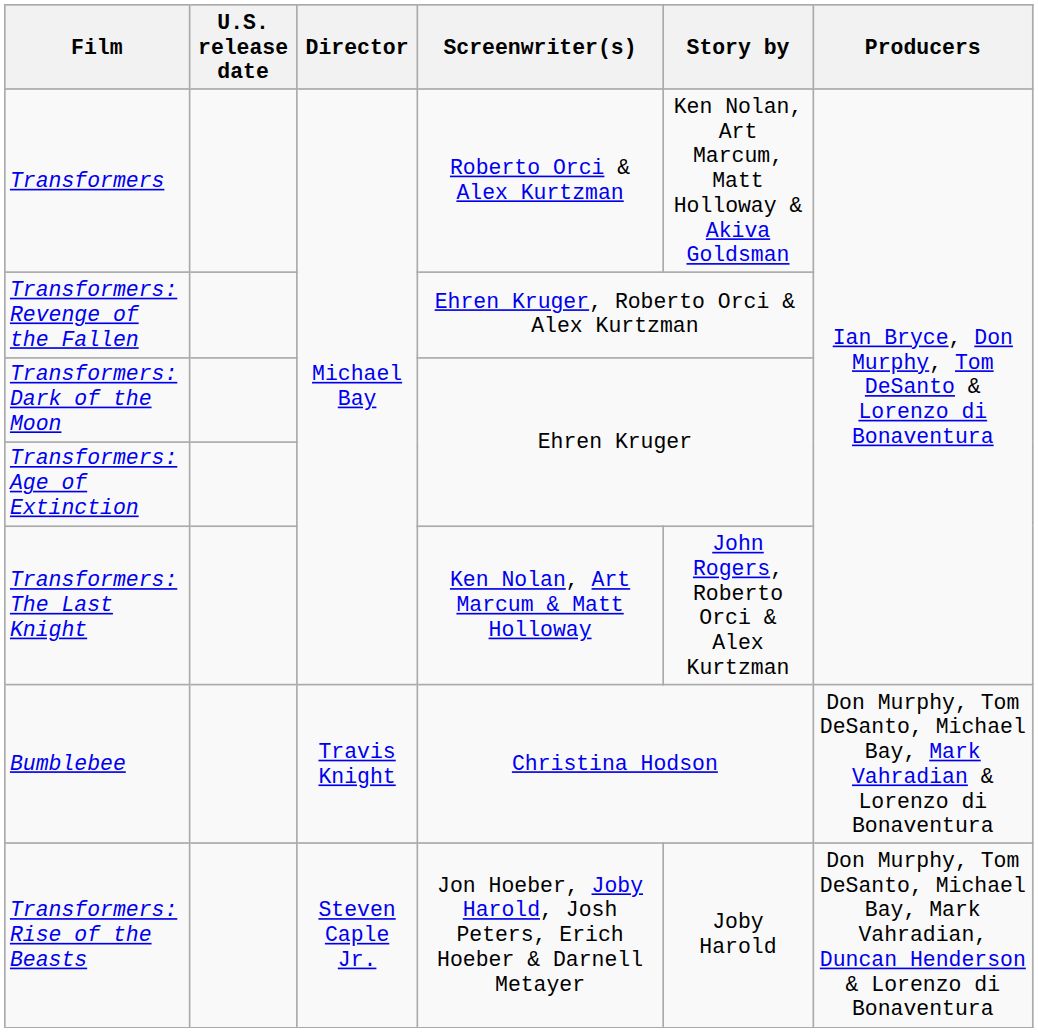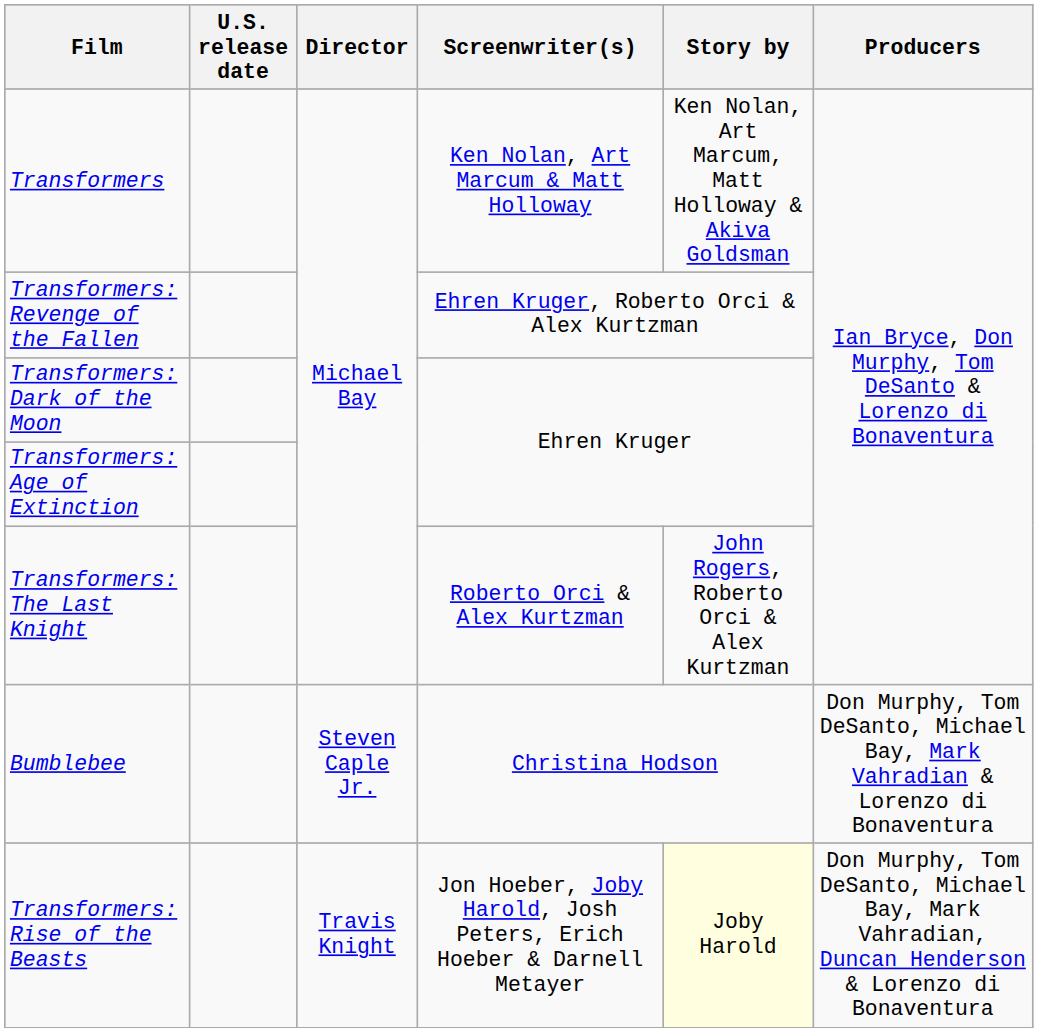(540, 181) Roberto Orci & Alex Kurtzman -> (540, 181) Ken Nolan, Art Marcum & Matt Holloway
(540, 605) Ken Nolan, Art Marcum & Matt Holloway -> (540, 605) Roberto Orci & Alex Kurtzman
(357, 764) Travis Knight -> (357, 764) Steven Caple Jr.
(357, 935) Steven Caple Jr. -> (357, 935) Travis Knight
(738, 935) no background -> (738, 935) lightyellow background
